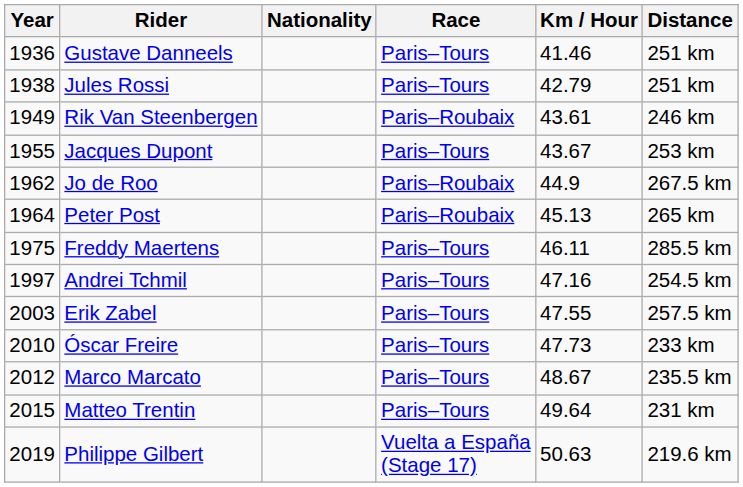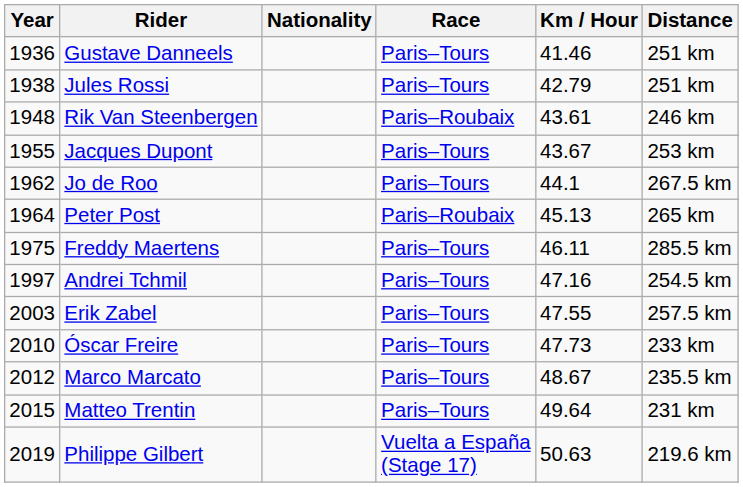(32, 118) 1949 -> (32, 118) 1948
(448, 183) Paris–Roubaix -> (435, 183) Paris–Tours
(560, 183) 44.9 -> (560, 183) 44.1
